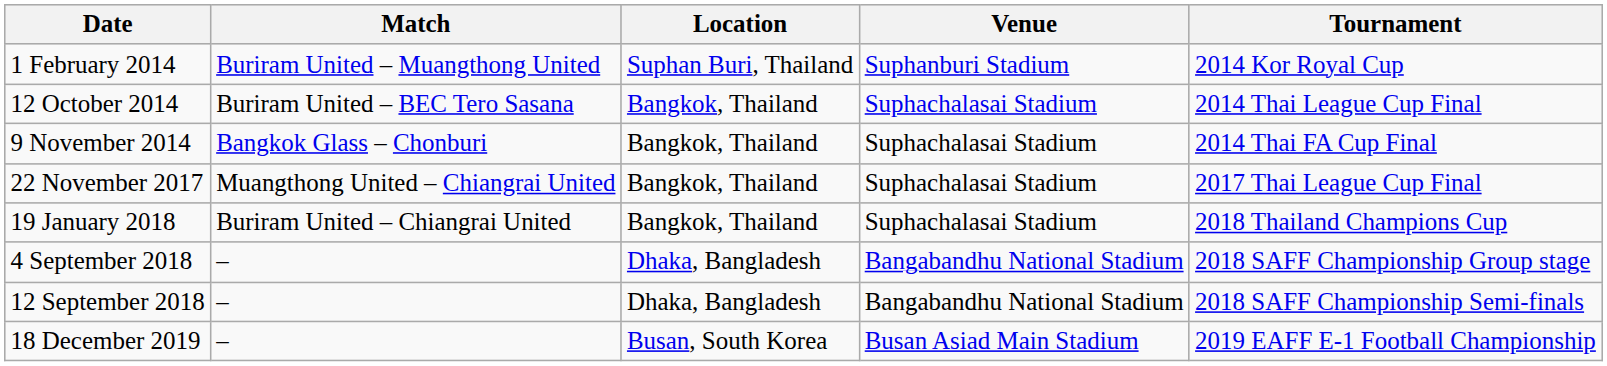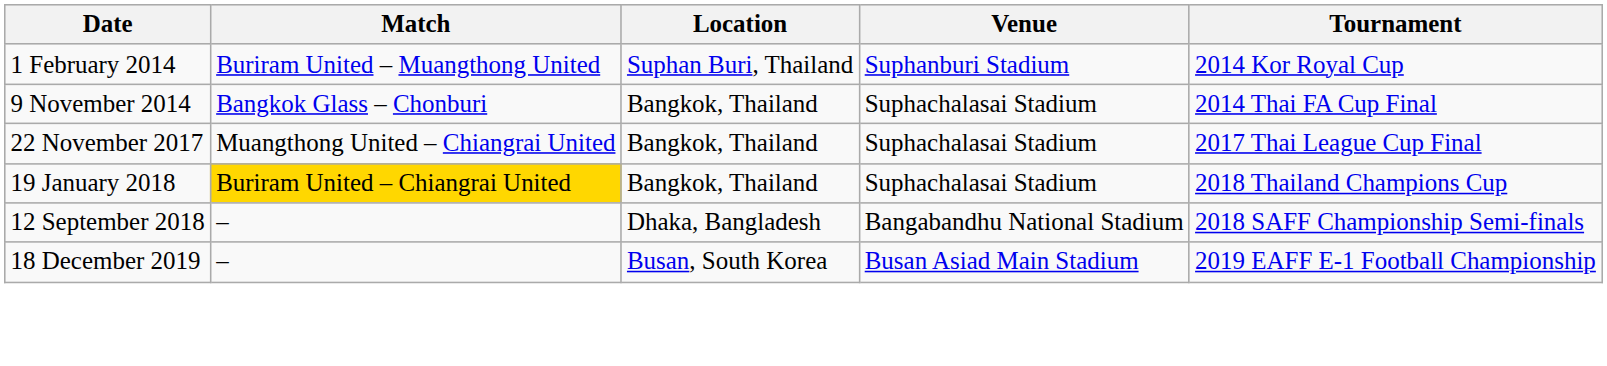- row: (94, 103)
(394, 222) no background -> (394, 182) gold background
- row: (101, 261)
